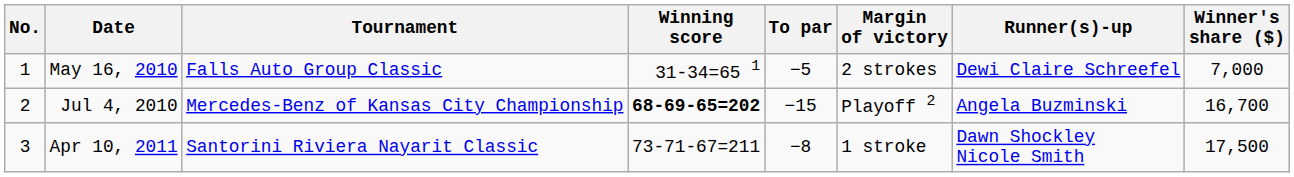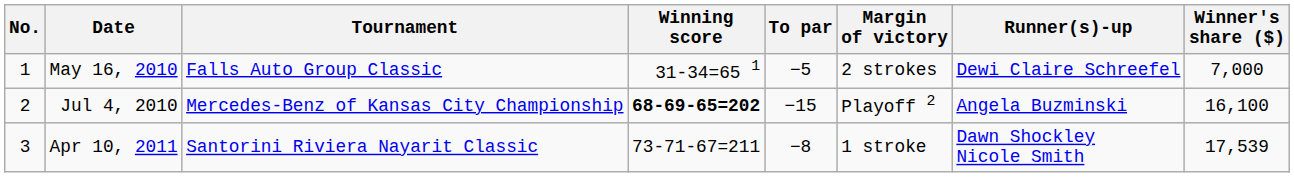(1237, 106) 16,700 -> (1237, 106) 16,100
(1237, 148) 17,500 -> (1237, 148) 17,539
